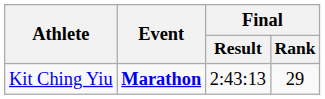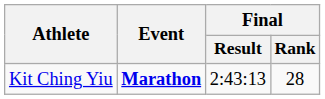(295, 79) 29 -> (295, 79) 28
